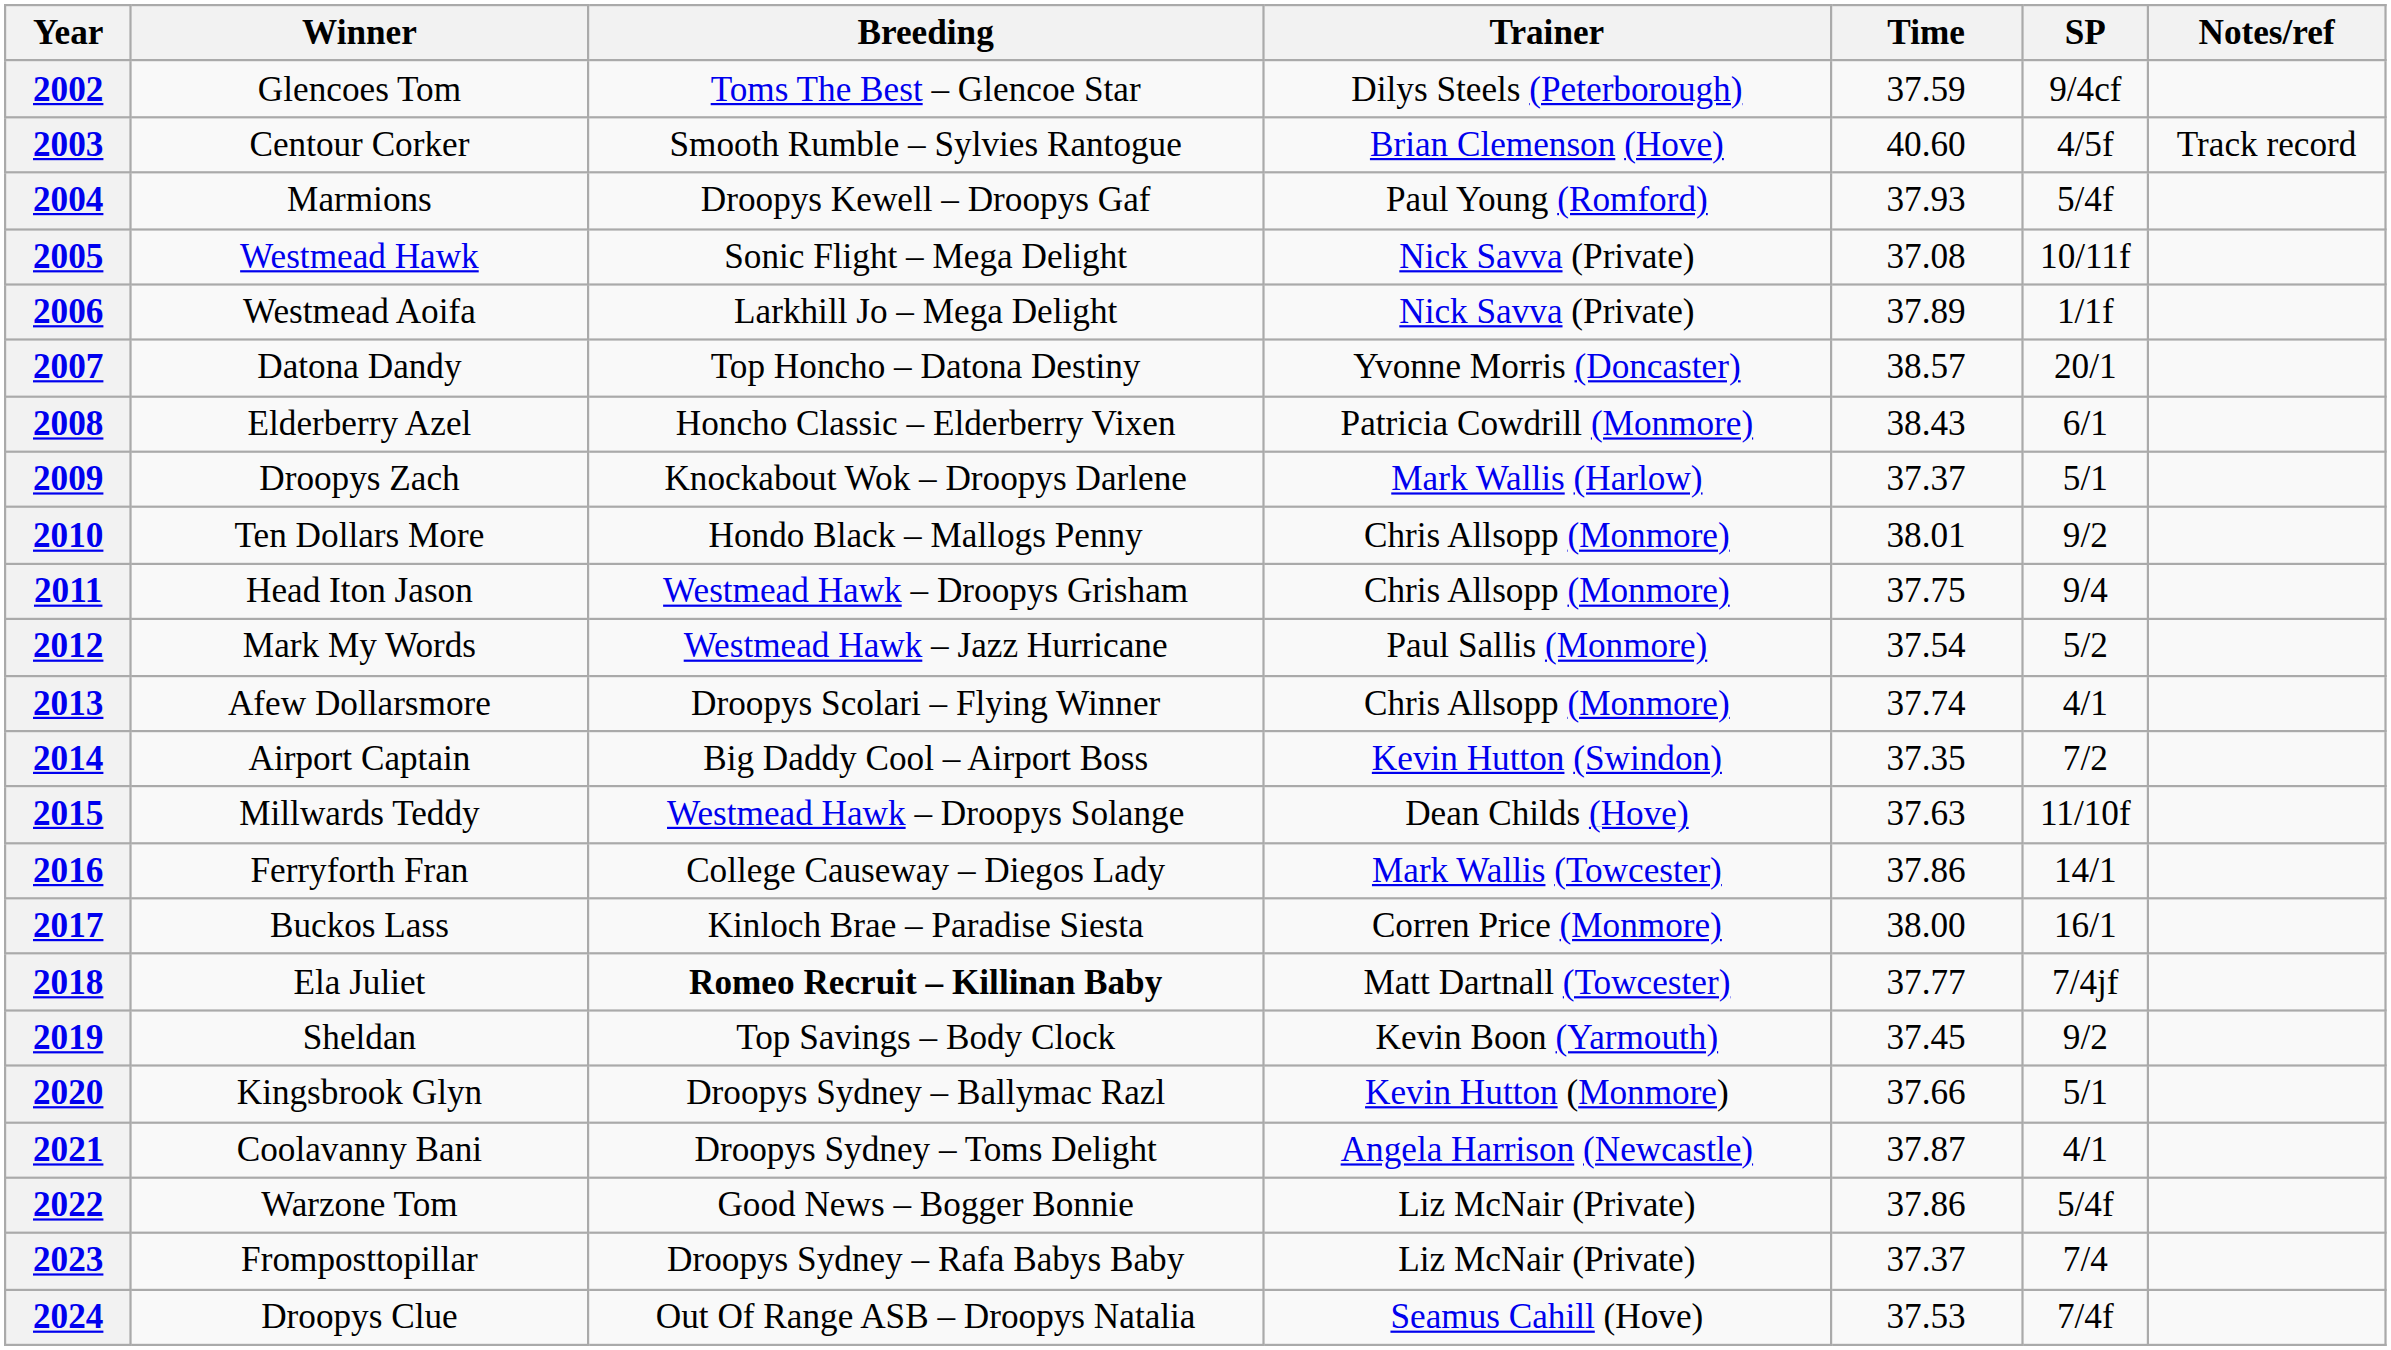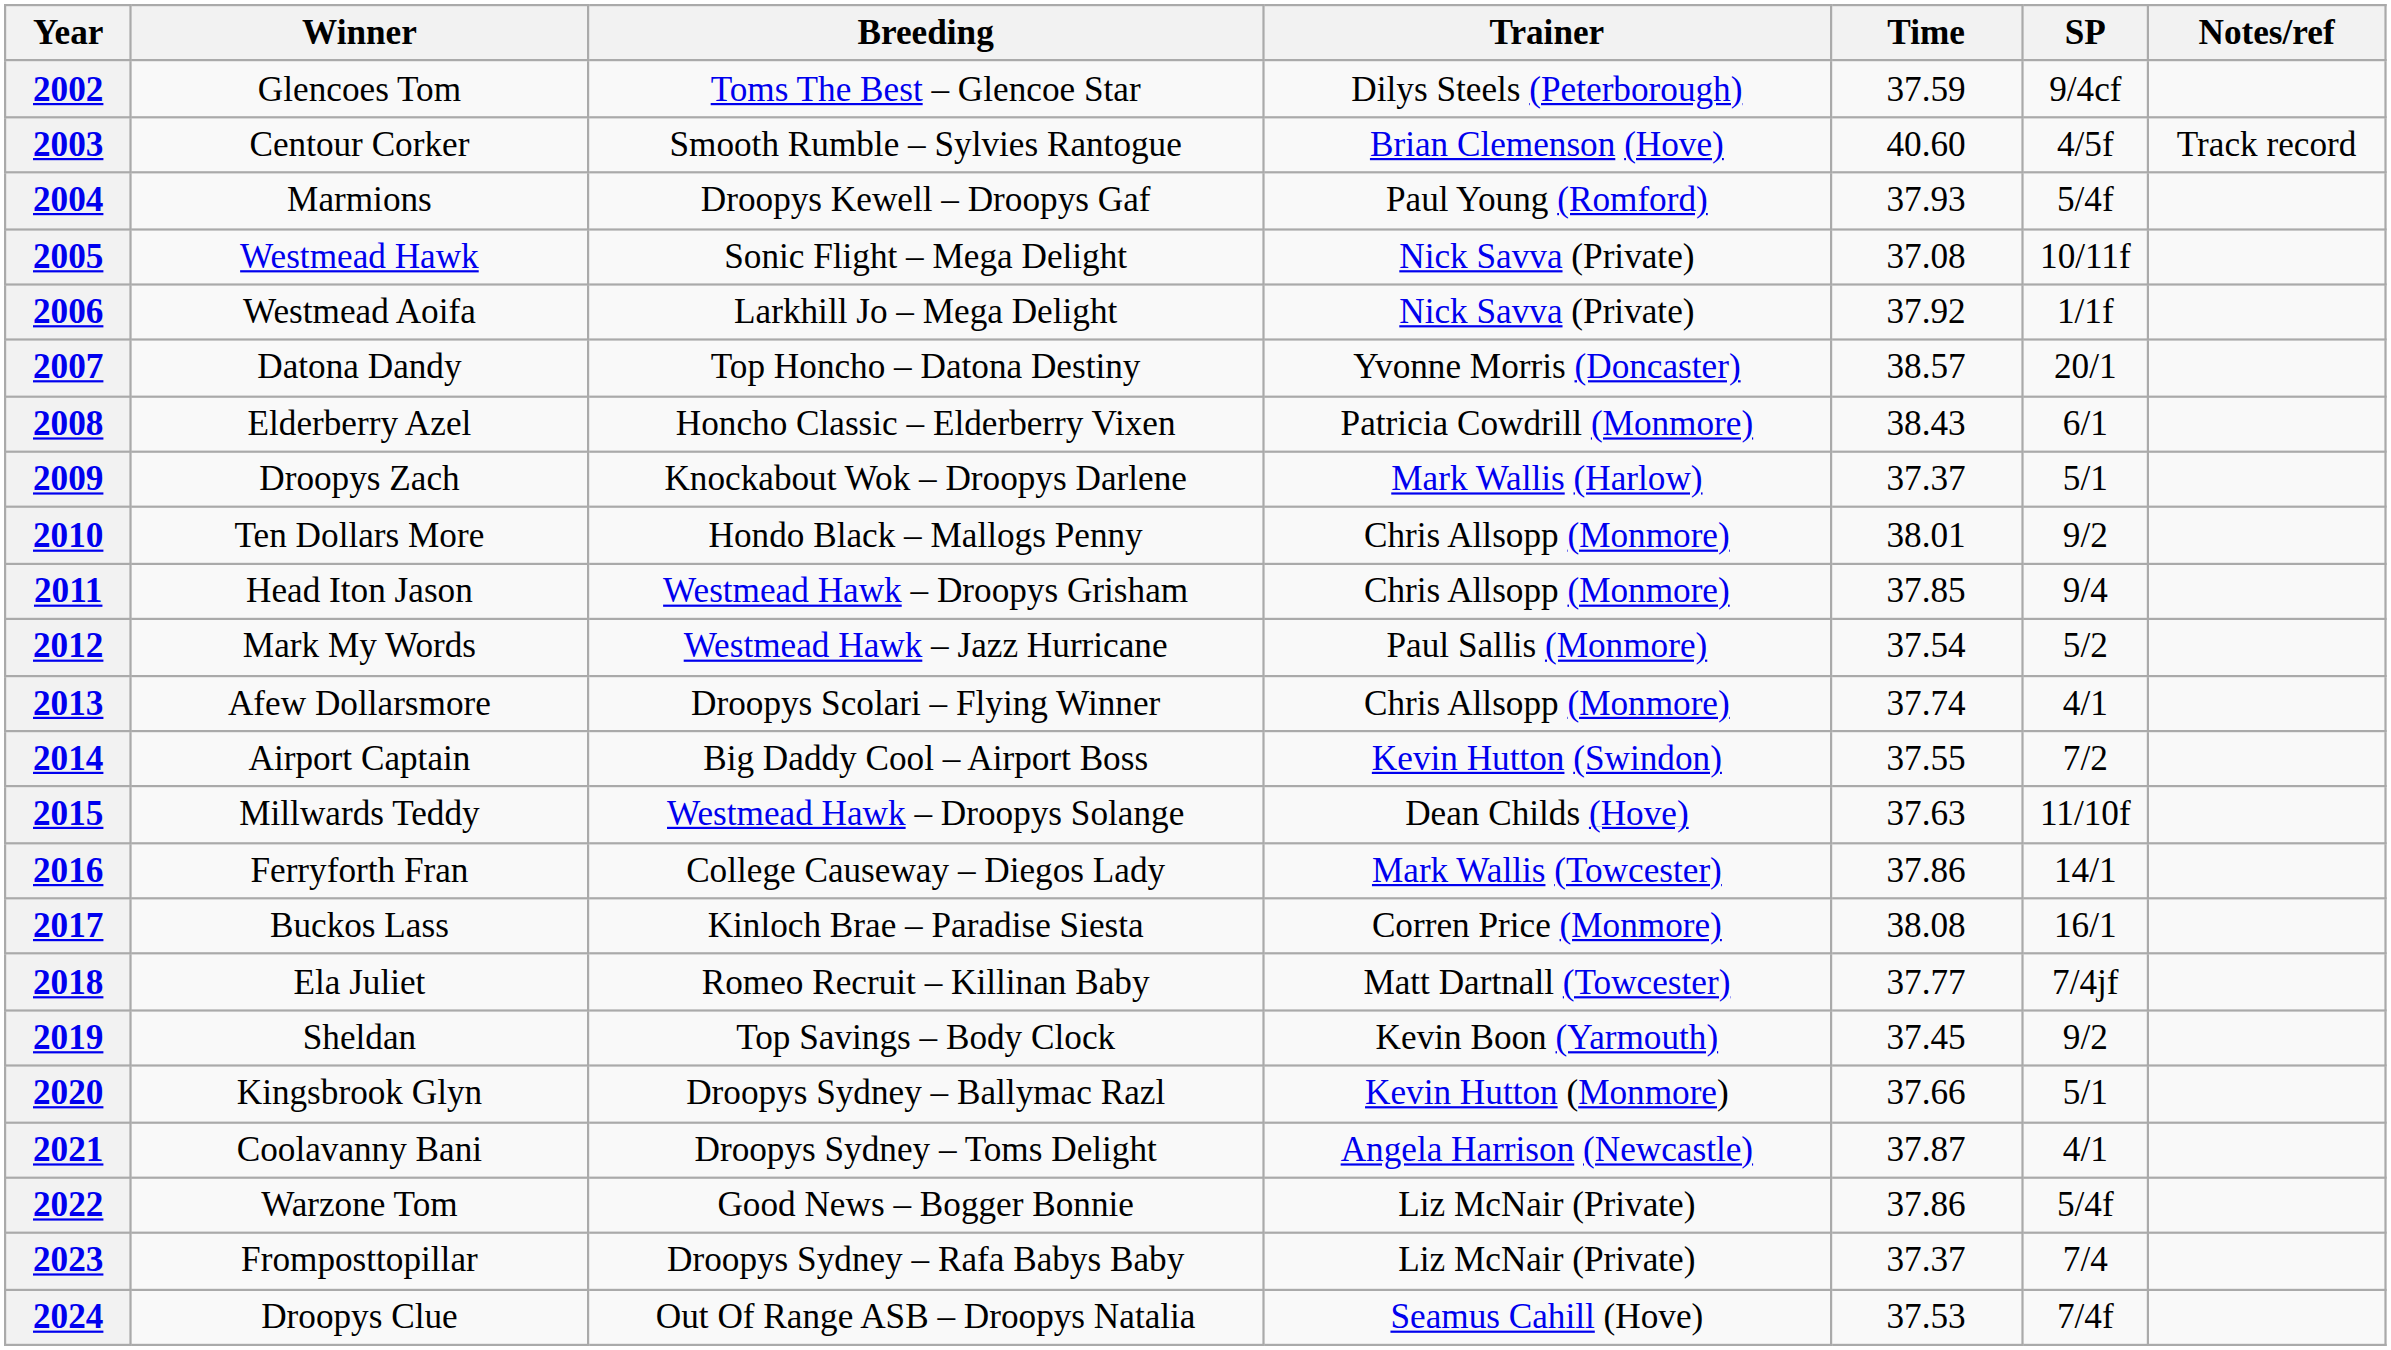(1926, 311) 37.89 -> (1926, 311) 37.92
(1926, 590) 37.75 -> (1926, 590) 37.85
(1926, 758) 37.35 -> (1926, 758) 37.55
(1926, 925) 38.00 -> (1926, 925) 38.08
(926, 981) bold -> (926, 981) normal
